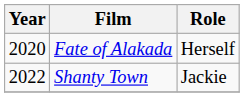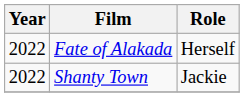(27, 48) 2020 -> (27, 48) 2022
